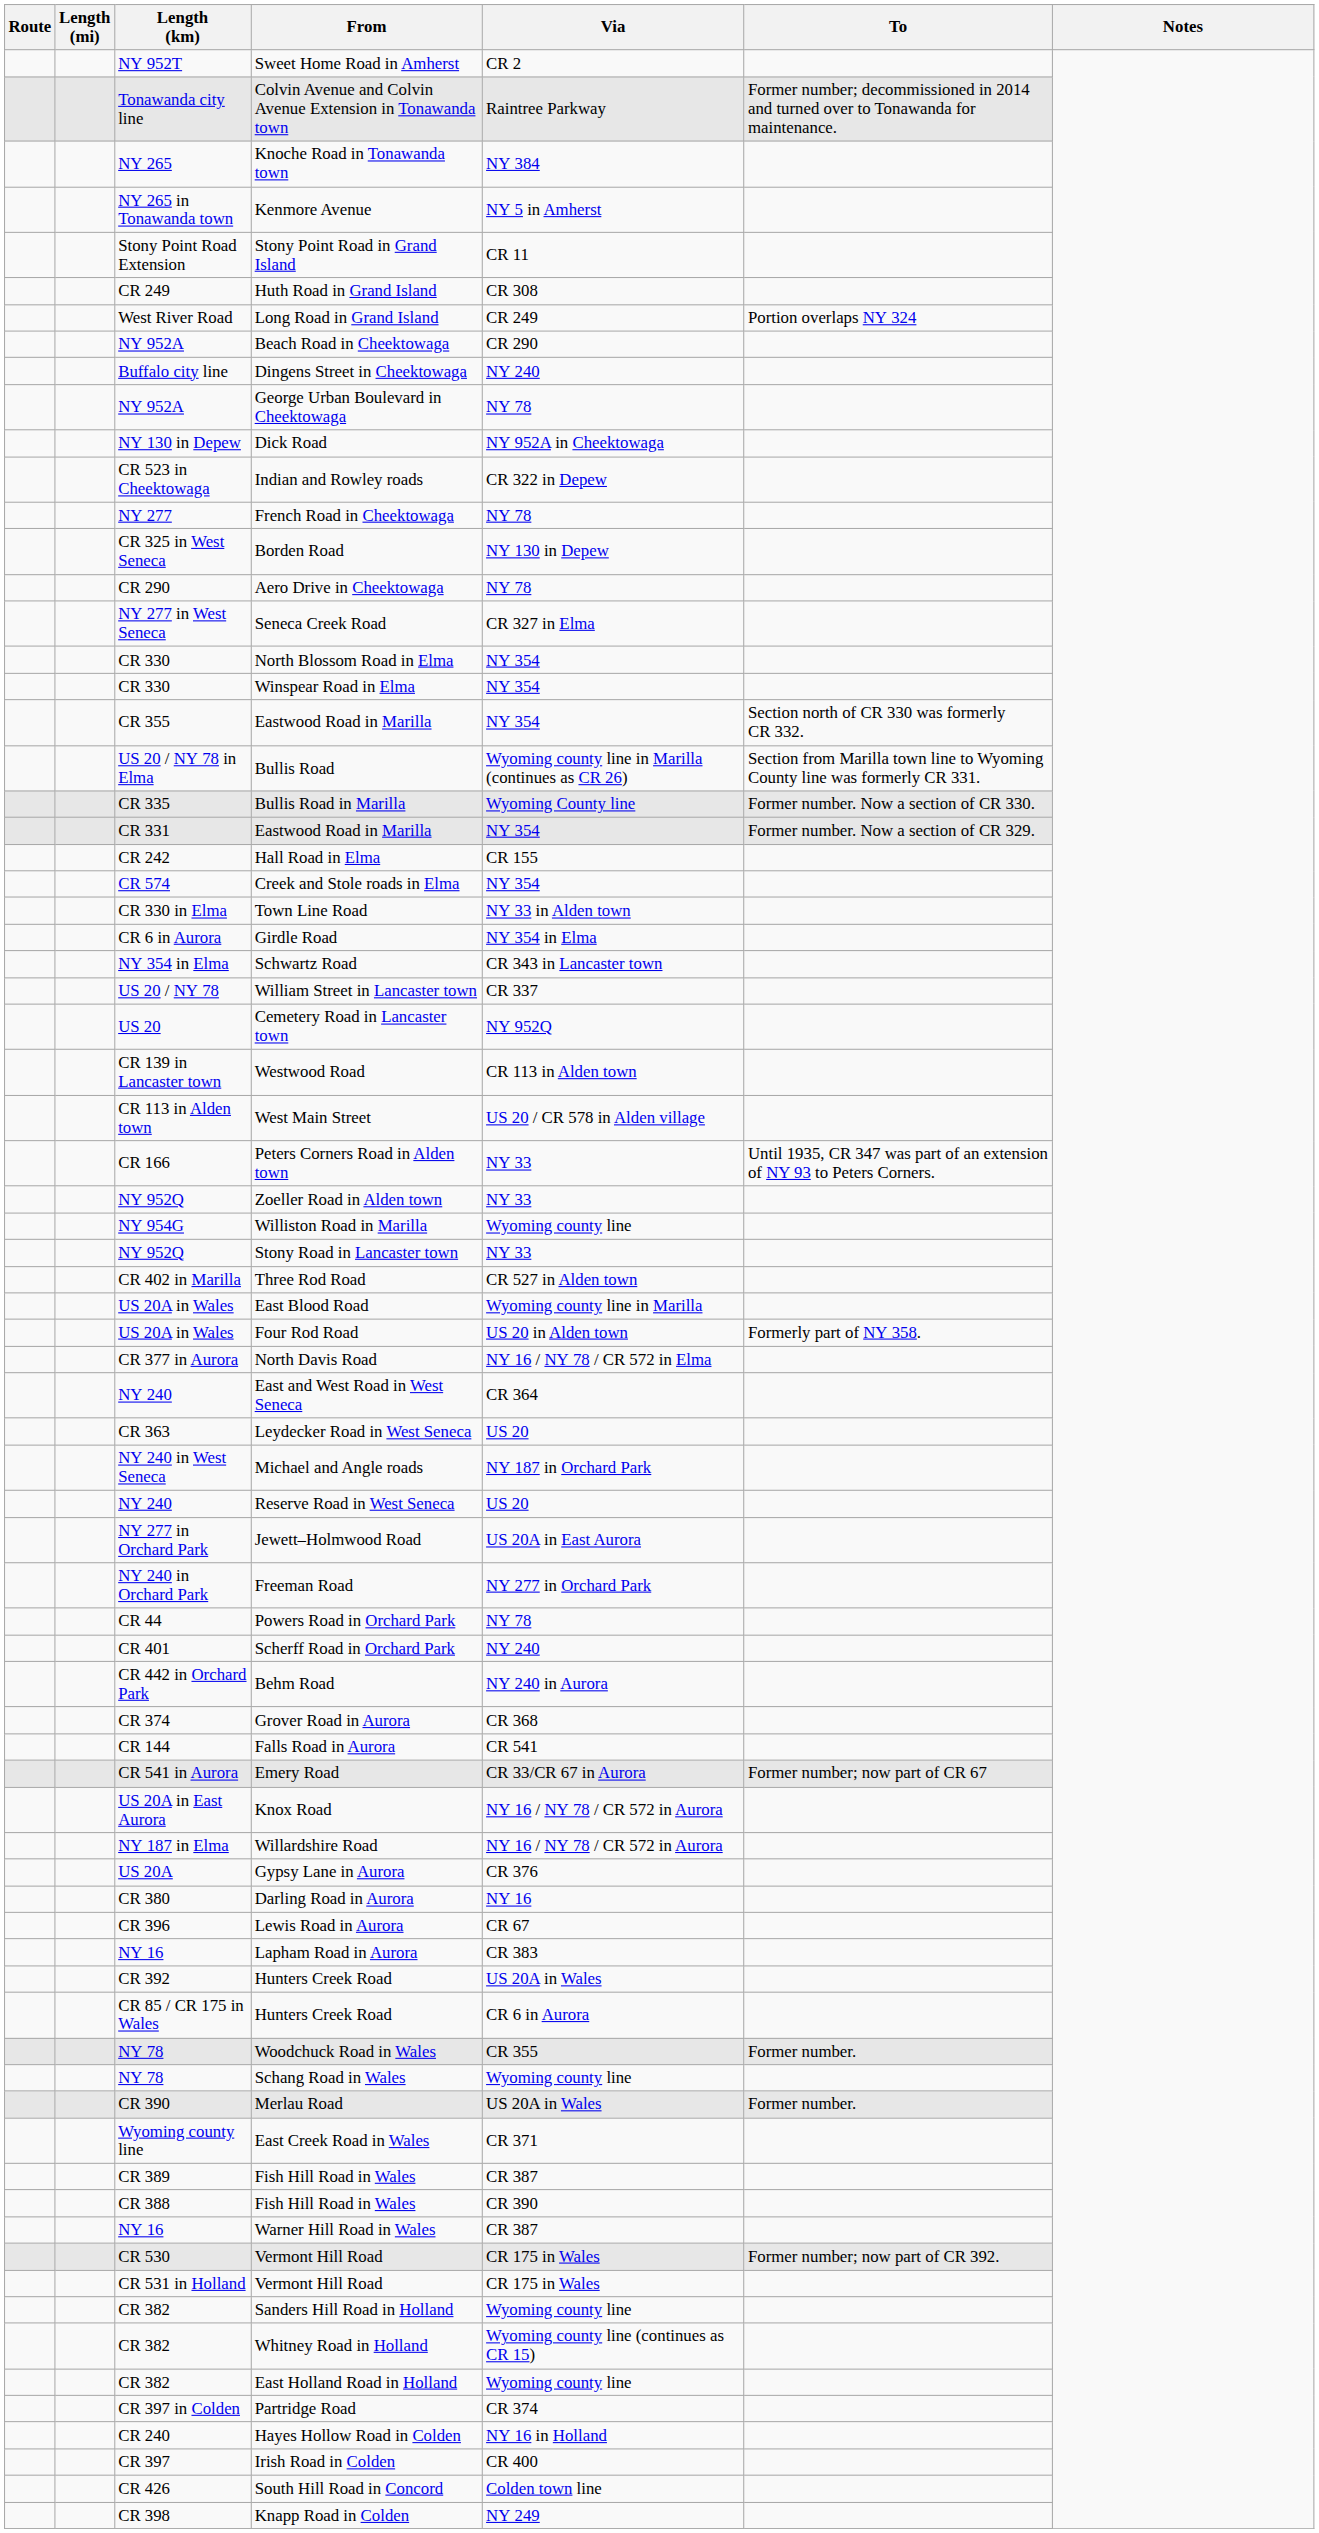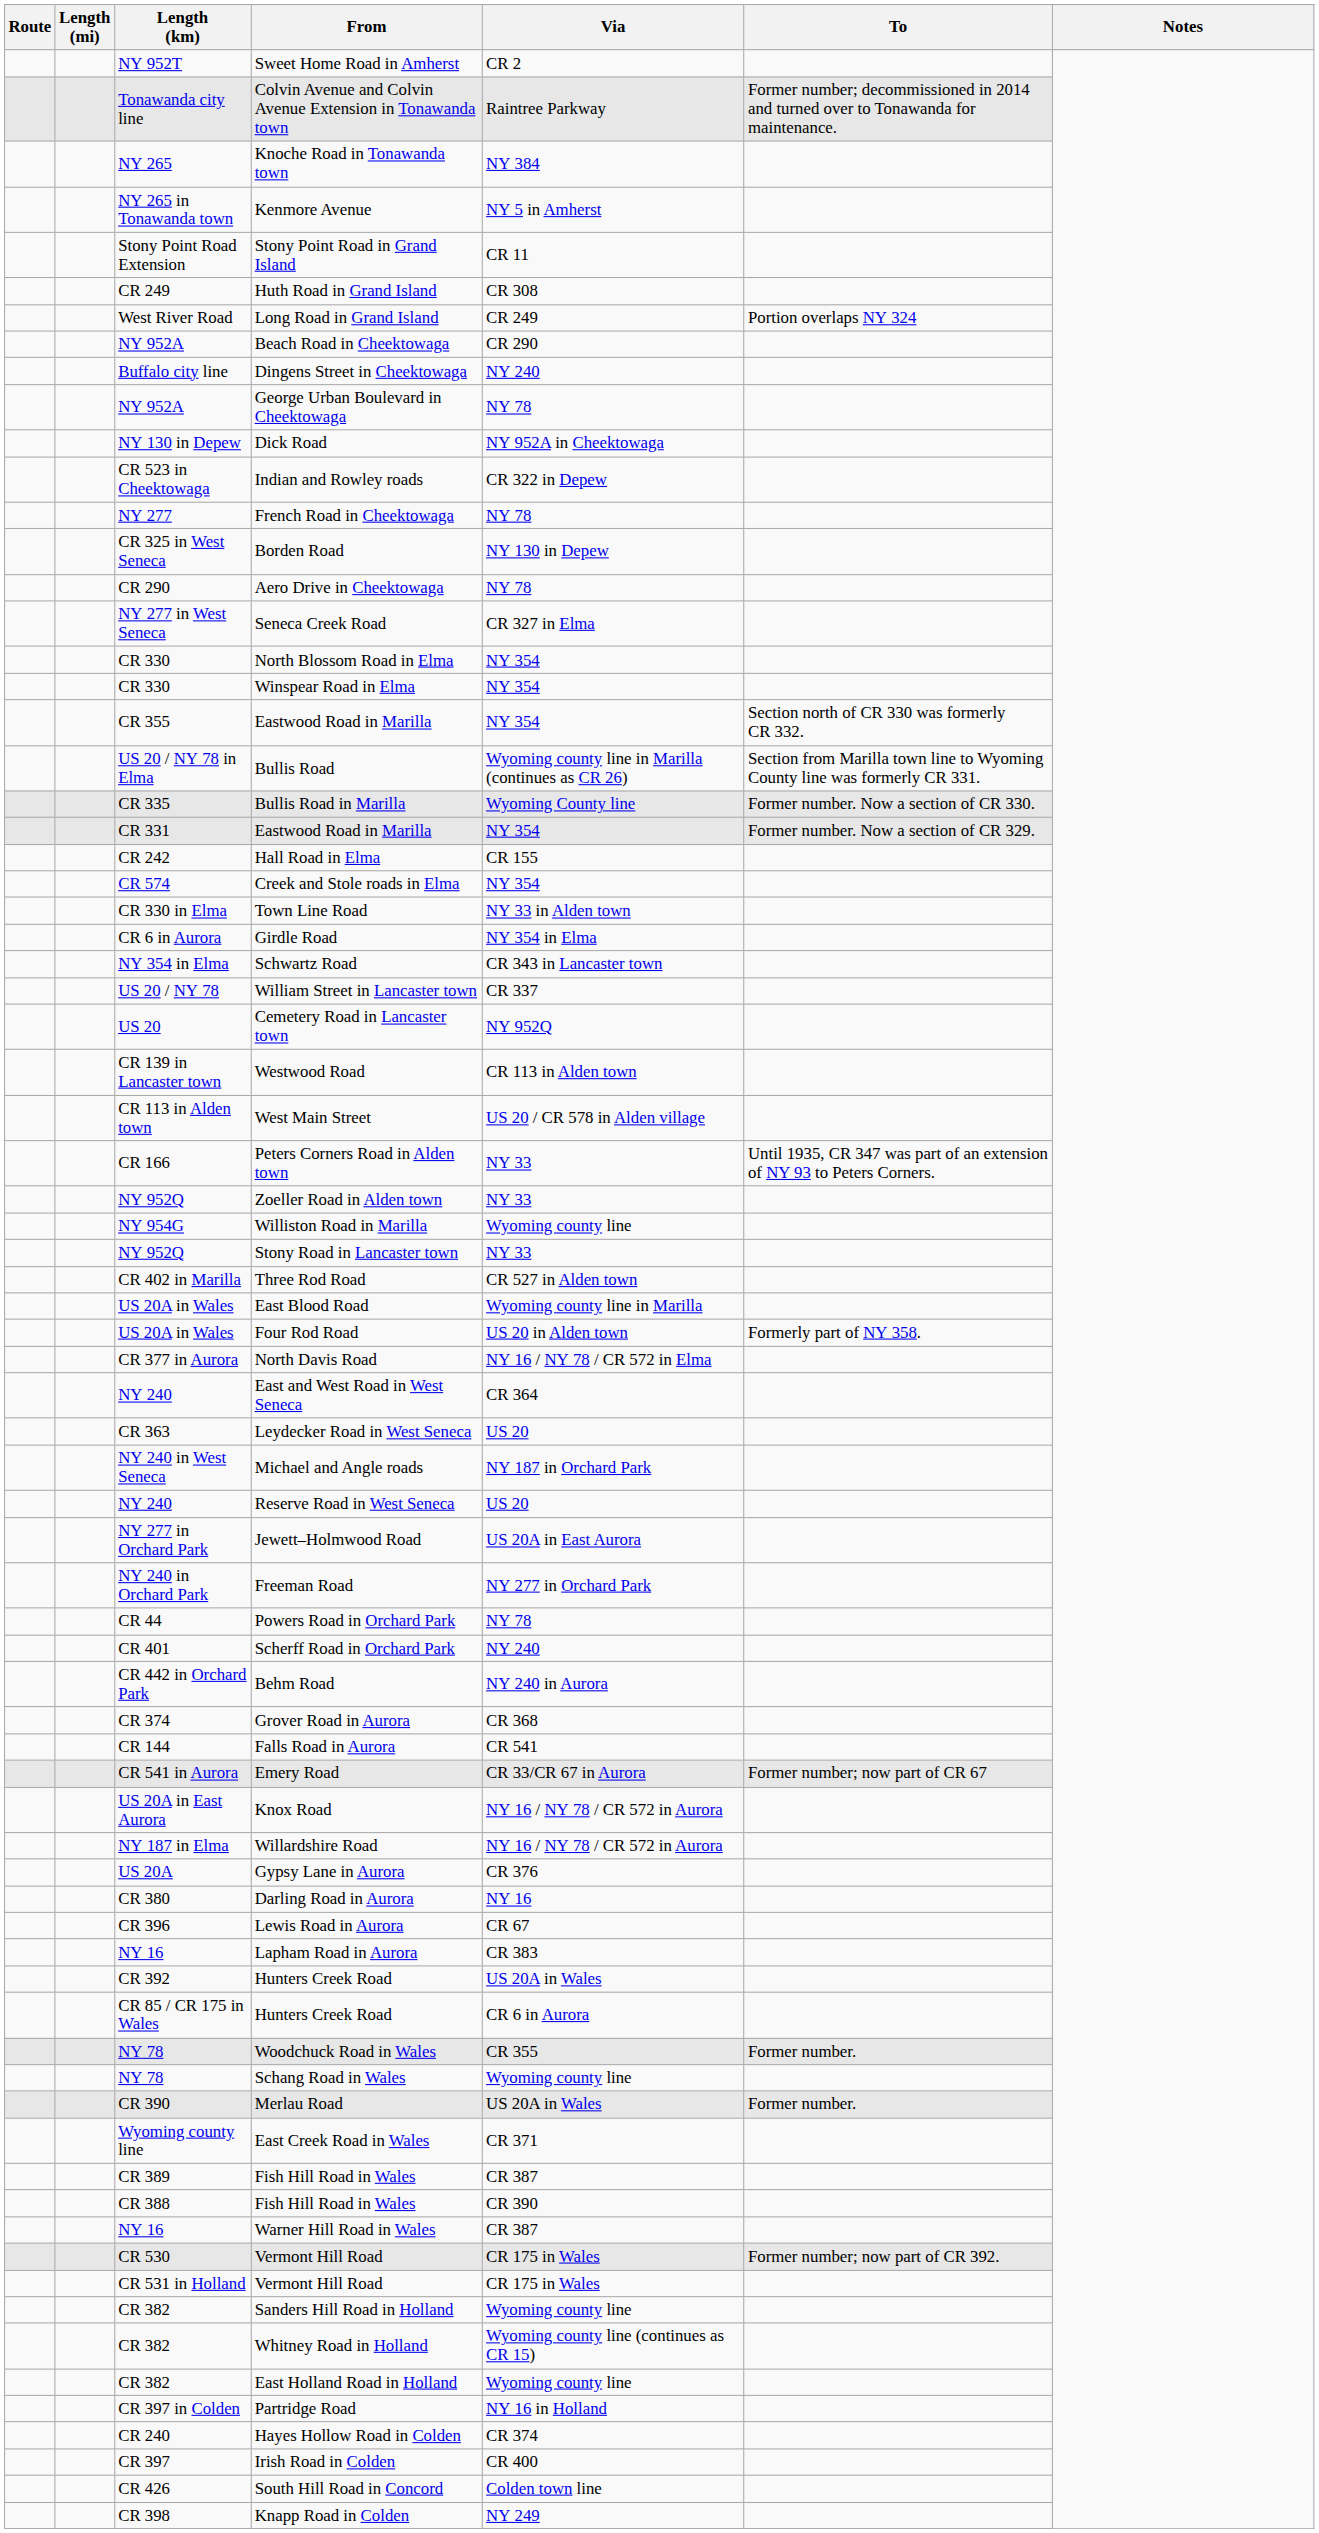(512, 2408) CR 374 -> (547, 2408) NY 16 in Holland
(547, 2435) NY 16 in Holland -> (512, 2435) CR 374
